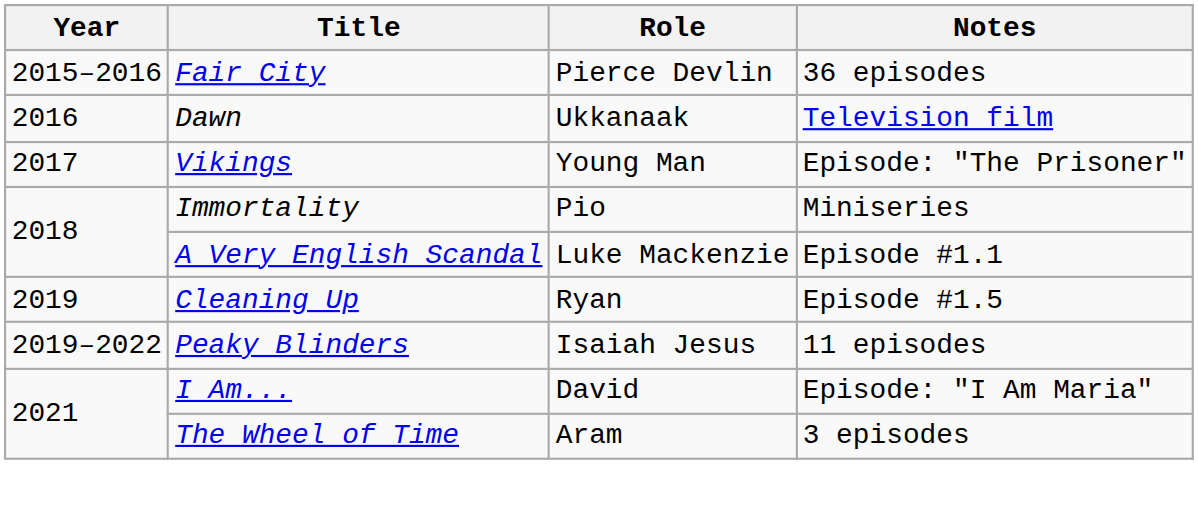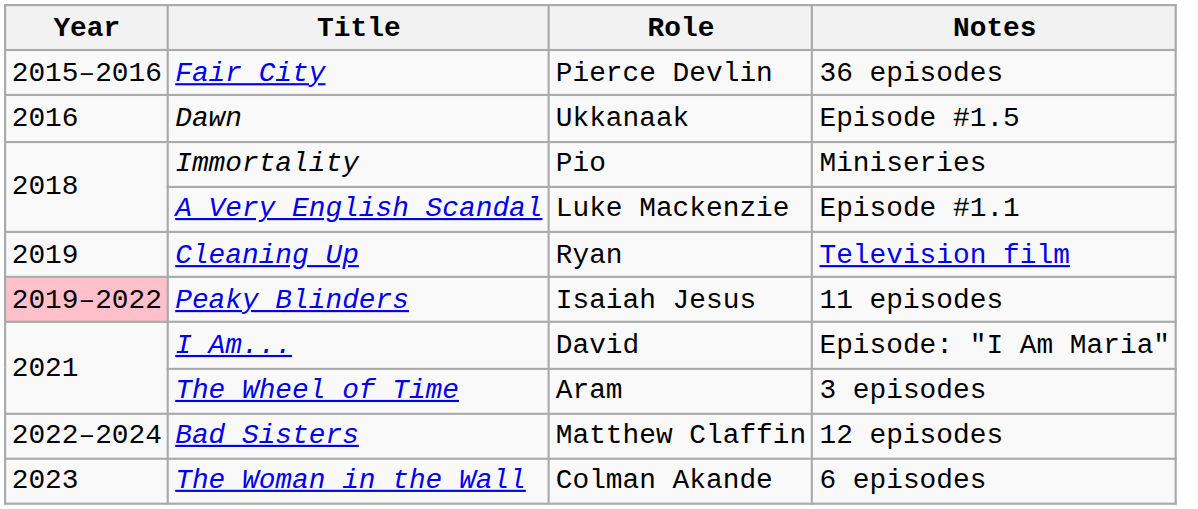(928, 118) Television film -> (920, 118) Episode #1.5
- row: (234, 164)
(903, 300) Episode #1.5 -> (945, 254) Television film
(87, 345) no background -> (87, 300) pink background
+ row: (267, 436)
+ row: (350, 481)
